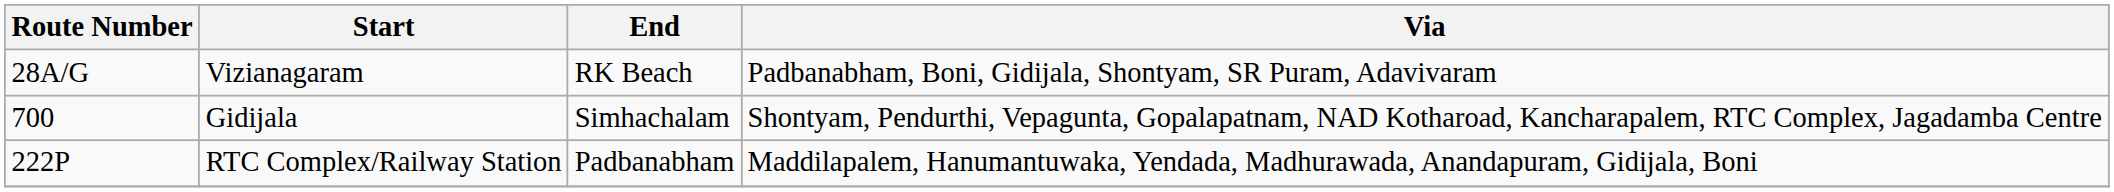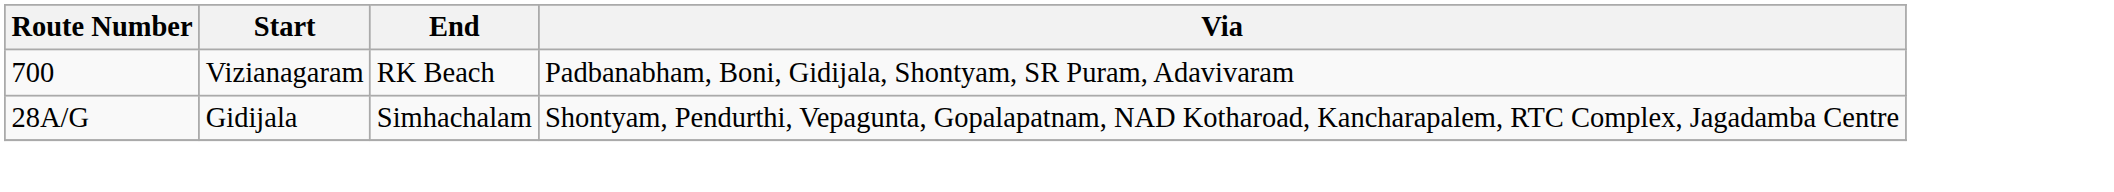(50, 72) 28A/G -> (33, 72) 700
(33, 117) 700 -> (50, 117) 28A/G
- row: (384, 162)
